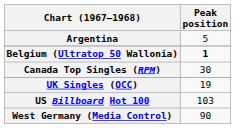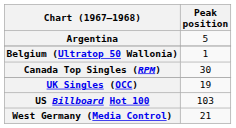(205, 54) bold -> (205, 54) normal
(205, 116) 90 -> (205, 116) 21
